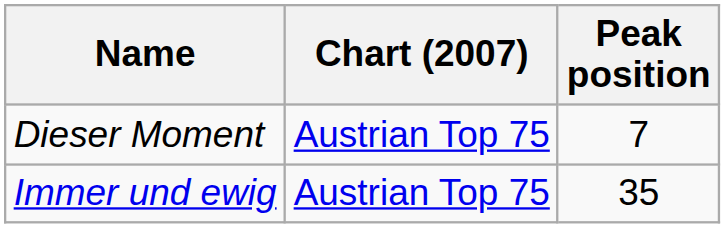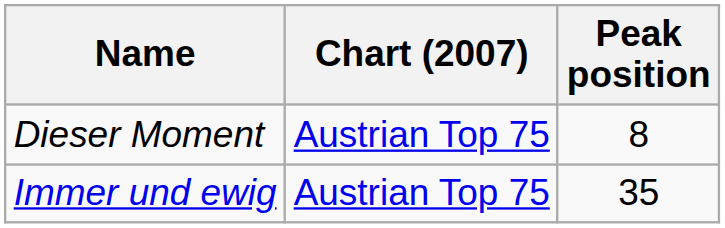(639, 134) 7 -> (639, 134) 8
